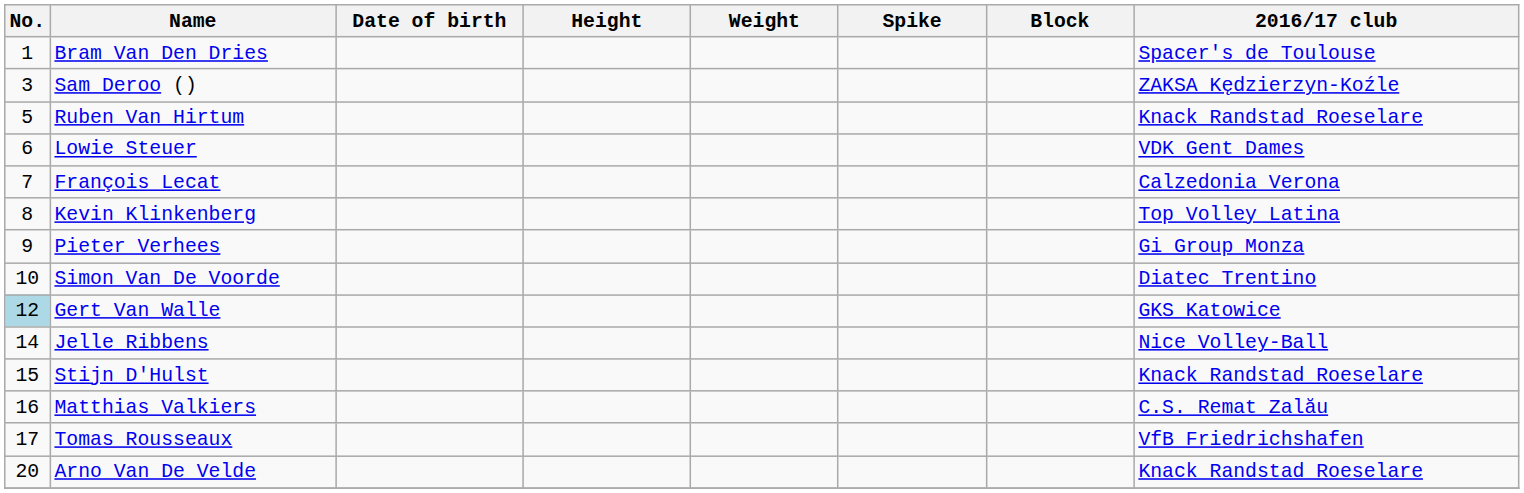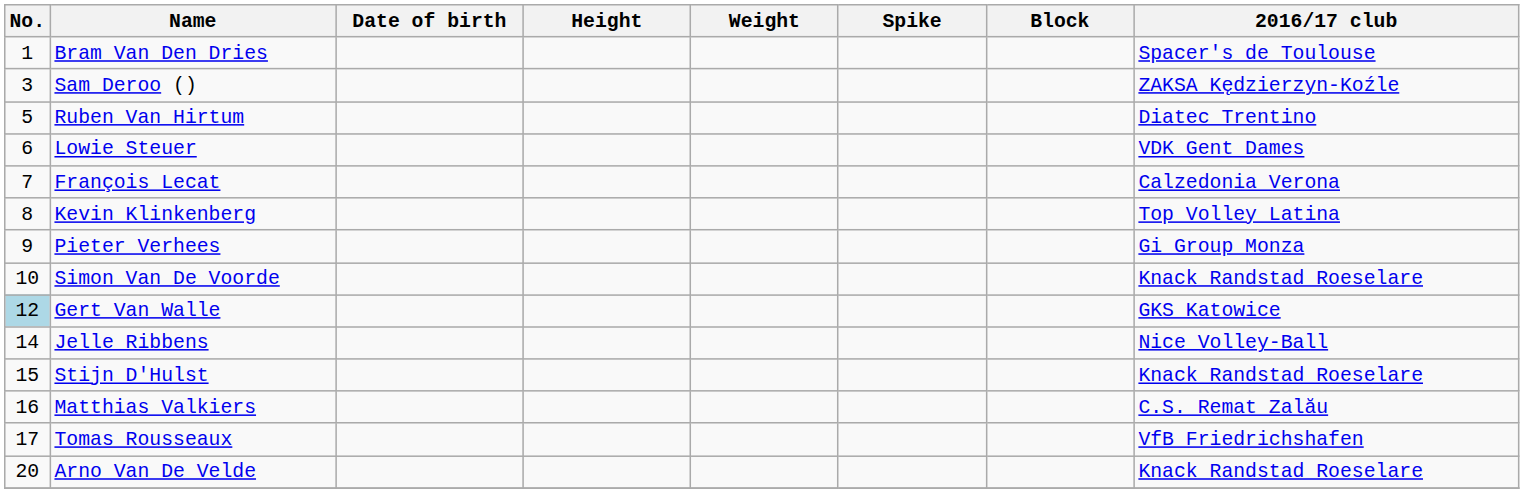(1281, 117) Knack Randstad Roeselare -> (1227, 117) Diatec Trentino
(1227, 279) Diatec Trentino -> (1281, 279) Knack Randstad Roeselare
